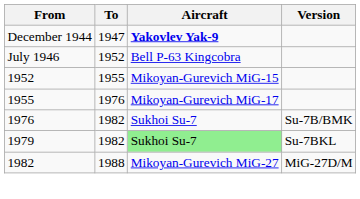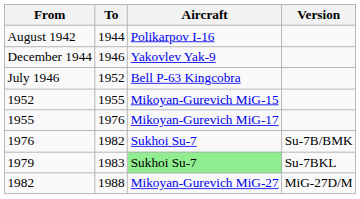+ row: (42, 36)
(111, 36) 1947 -> (111, 57) 1946
(175, 36) bold -> (173, 57) normal
(111, 141) 1982 -> (111, 162) 1983
